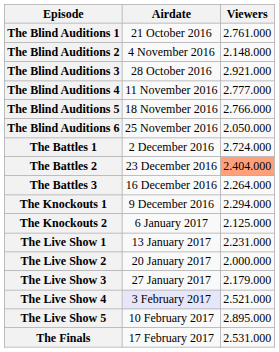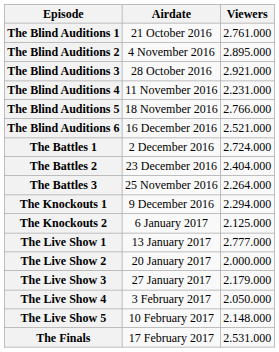(247, 52) 2.148.000 -> (247, 52) 2.895.000
(247, 90) 2.777.000 -> (247, 90) 2.231.000
(171, 128) 25 November 2016 -> (171, 128) 16 December 2016
(247, 128) 2.050.000 -> (247, 128) 2.521.000
(247, 166) lightsalmon background -> (247, 166) no background
(171, 185) 16 December 2016 -> (171, 185) 25 November 2016
(247, 242) 2.231.000 -> (247, 242) 2.777.000
(171, 299) lavender background -> (171, 299) no background
(247, 299) 2.521.000 -> (247, 299) 2.050.000
(247, 318) 2.895.000 -> (247, 318) 2.148.000
